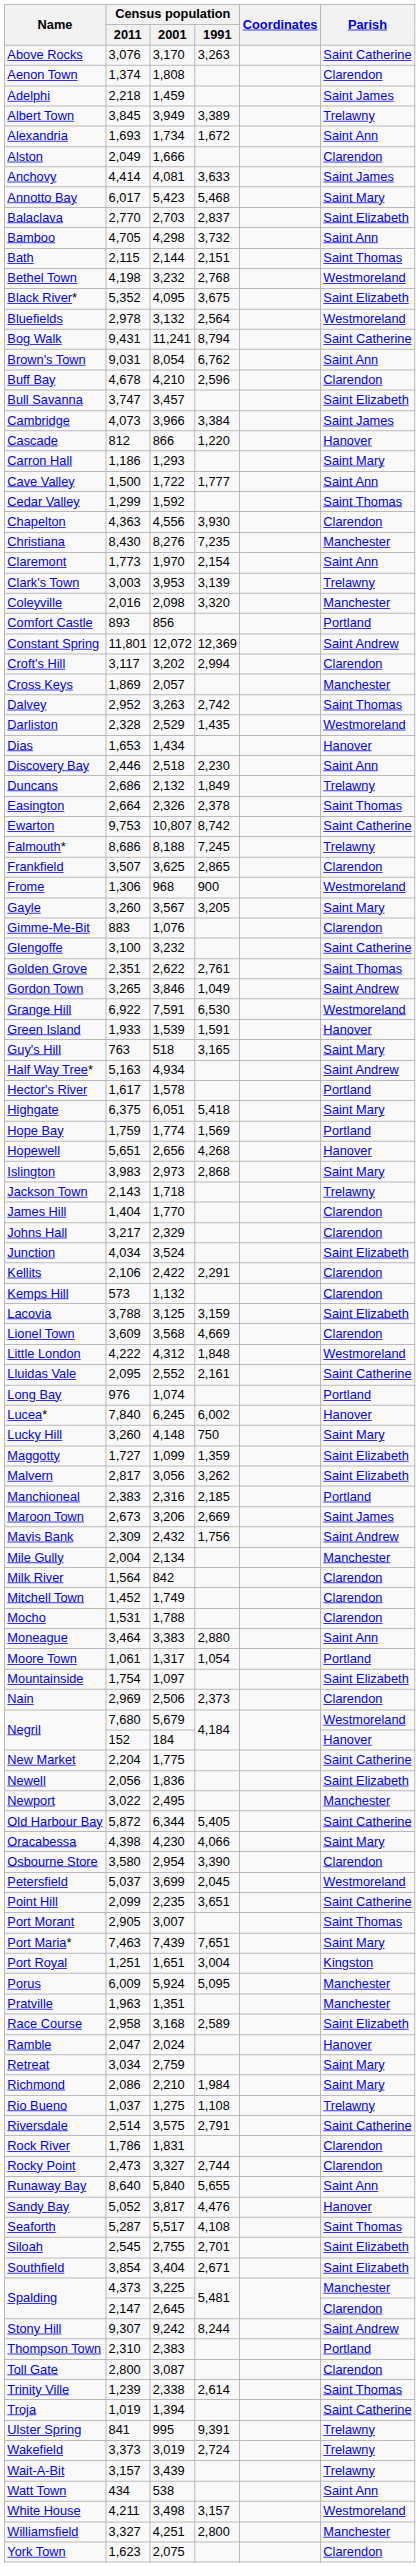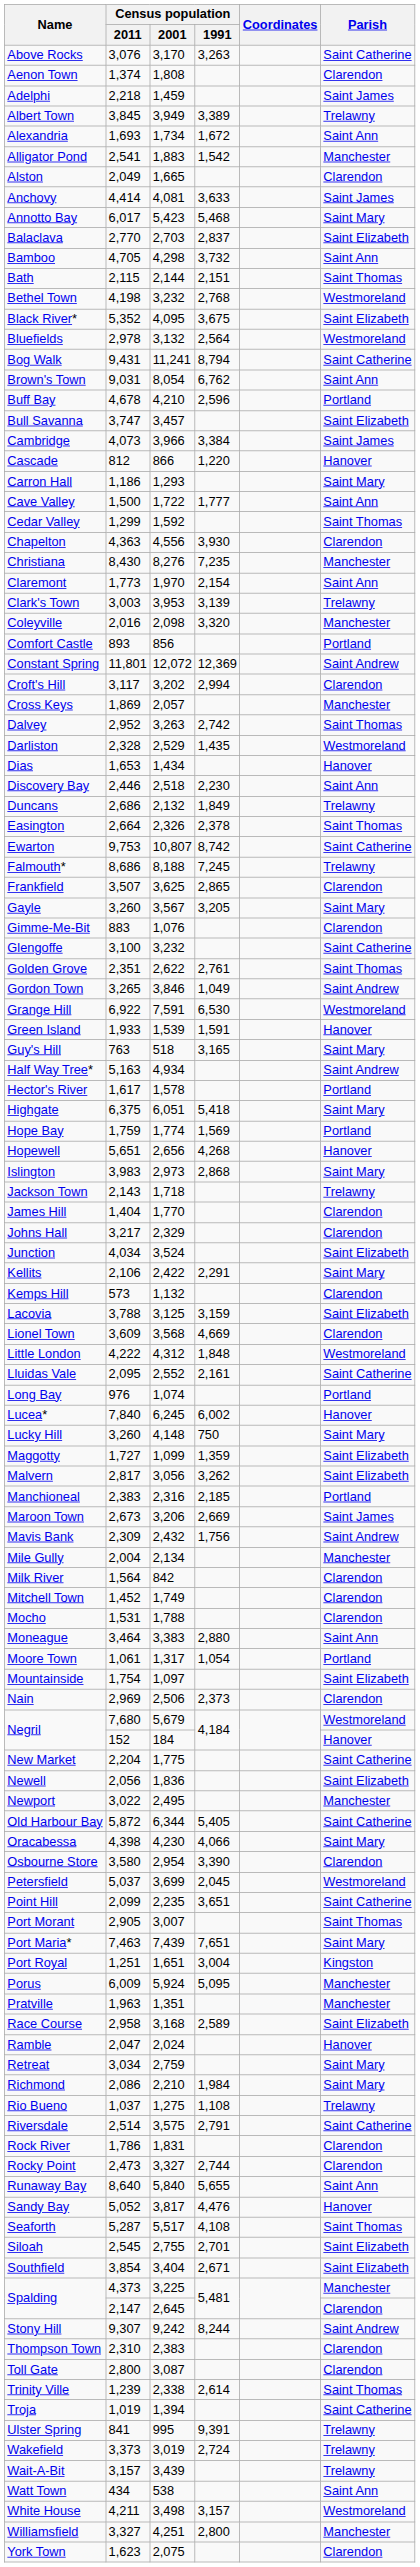+ row: (47, 156)
(169, 156) 1,666 -> (169, 177) 1,665
(353, 380) Clarendon -> (347, 400) Portland
- row: (26, 887)
(353, 1273) Clarendon -> (354, 1273) Saint Mary
(347, 2349) Portland -> (353, 2349) Clarendon
